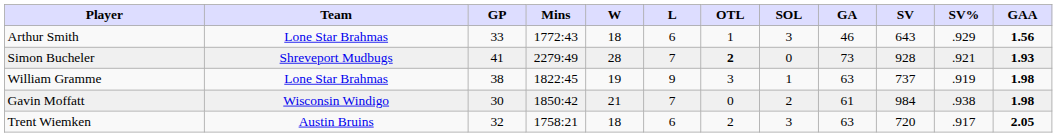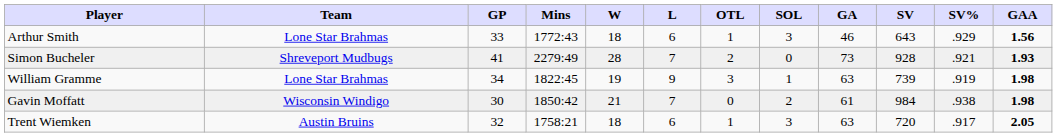(730, 57) bold -> (730, 57) normal
(497, 79) 38 -> (497, 79) 34
(905, 79) 737 -> (905, 79) 739
(730, 121) 2 -> (730, 121) 1
